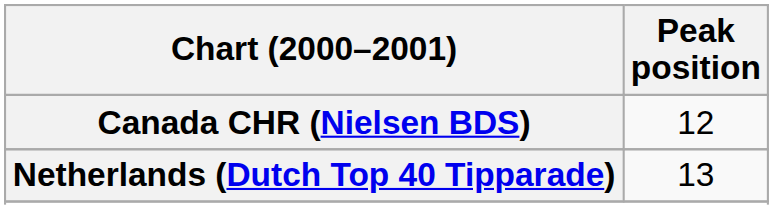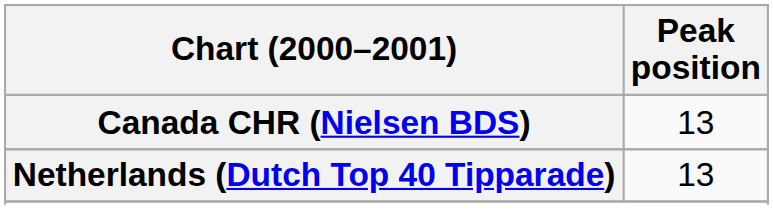(696, 121) 12 -> (696, 121) 13
